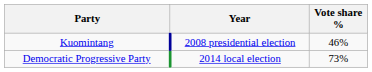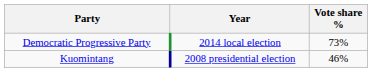rows swapped: (87, 59) <-> (87, 42)
